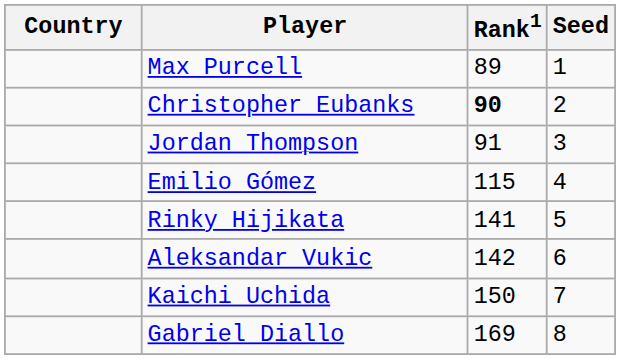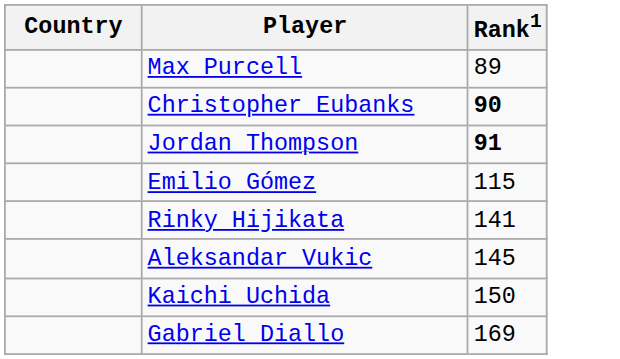- column: (581, 27)
(488, 144) normal -> (488, 144) bold
(495, 259) 142 -> (495, 259) 145
